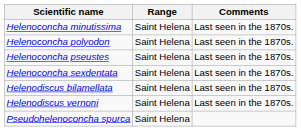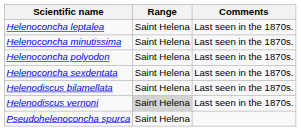+ row: (55, 27)
- row: (58, 57)
(162, 103) no background -> (162, 103) lightgrey background
